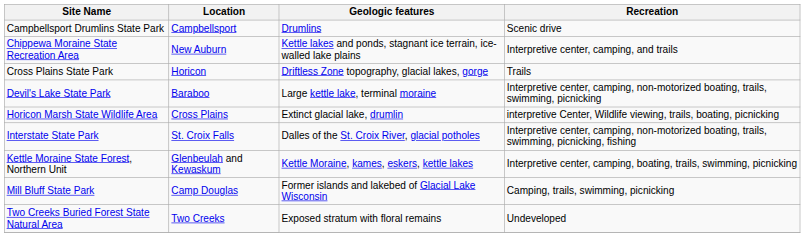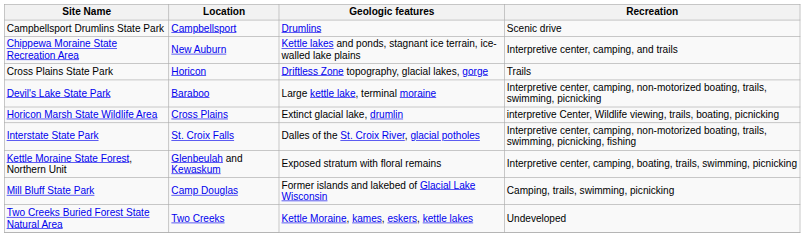(377, 164) Kettle Moraine, kames, eskers, kettle lakes -> (361, 164) Exposed stratum with floral remains
(361, 218) Exposed stratum with floral remains -> (377, 218) Kettle Moraine, kames, eskers, kettle lakes
